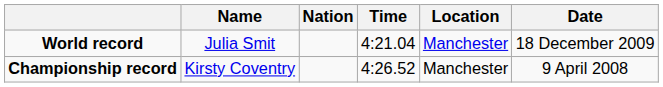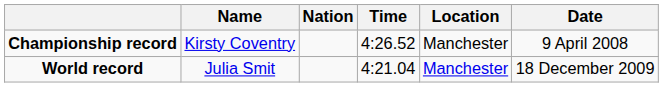rows swapped: (93, 43) <-> (93, 69)
